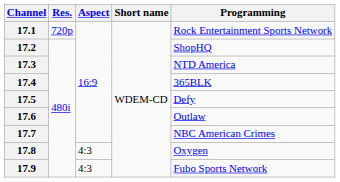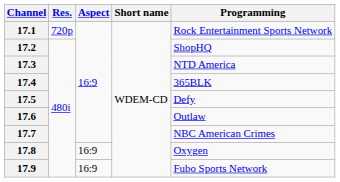(85, 151) 4:3 -> (88, 151) 16:9
(85, 168) 4:3 -> (88, 168) 16:9
